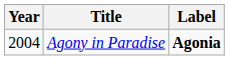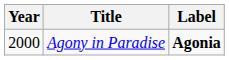(24, 42) 2004 -> (24, 42) 2000
